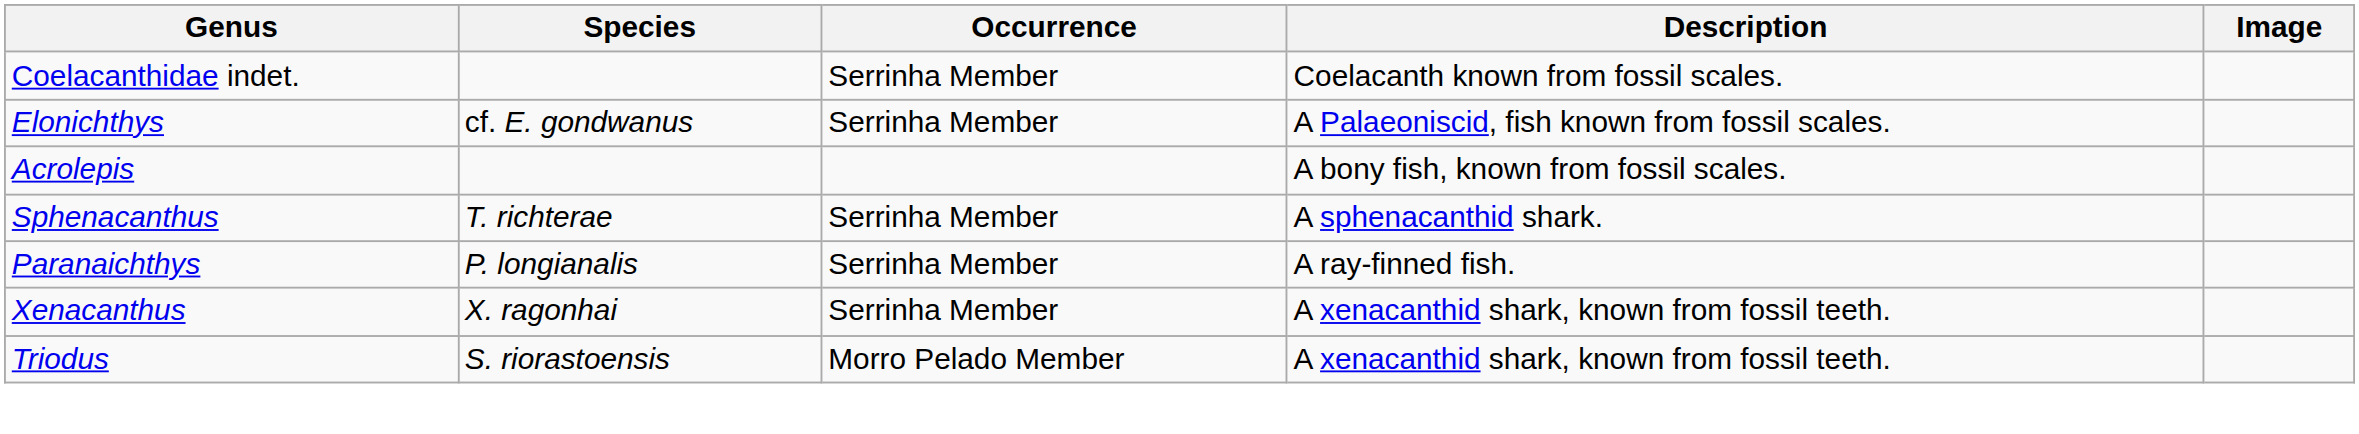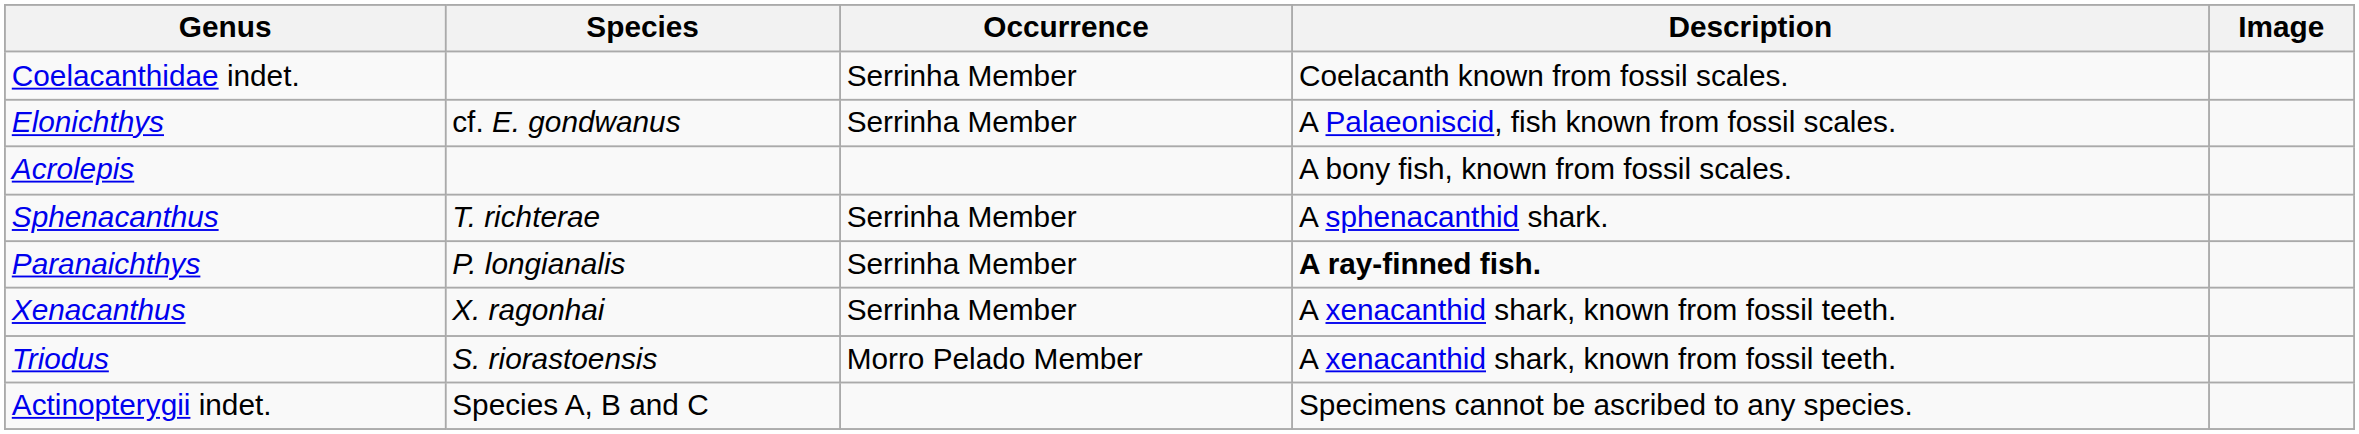(1404, 264) normal -> (1420, 264) bold
+ row: (142, 405)
